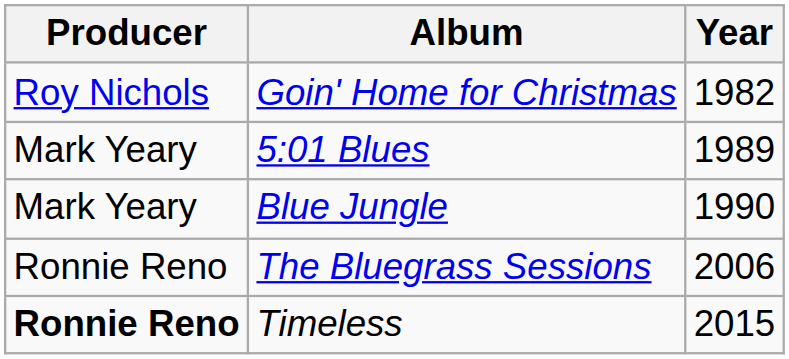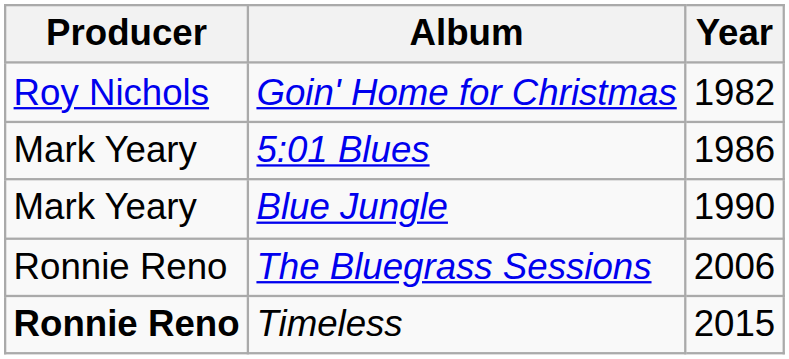(734, 149) 1989 -> (734, 149) 1986
